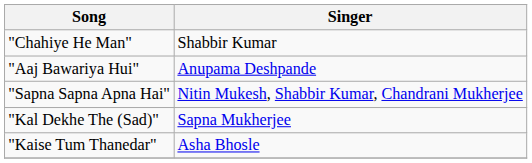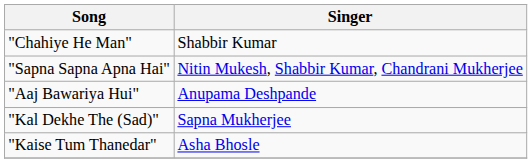rows swapped: (74, 68) <-> (89, 94)
